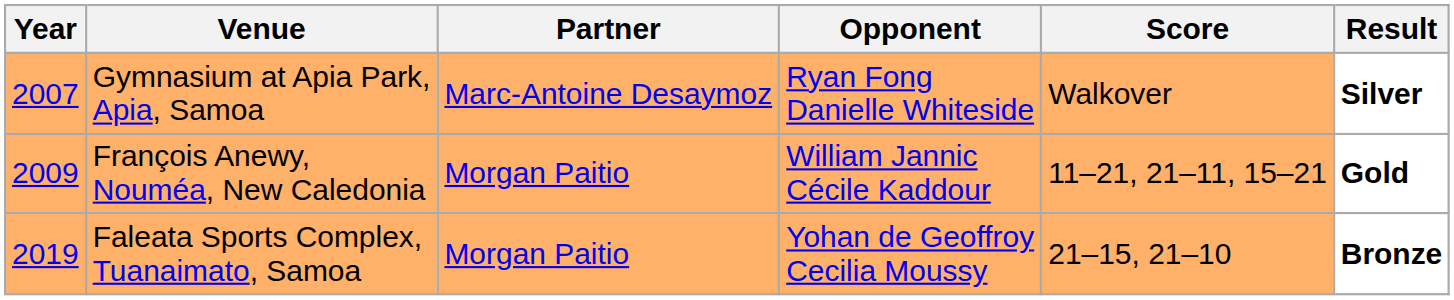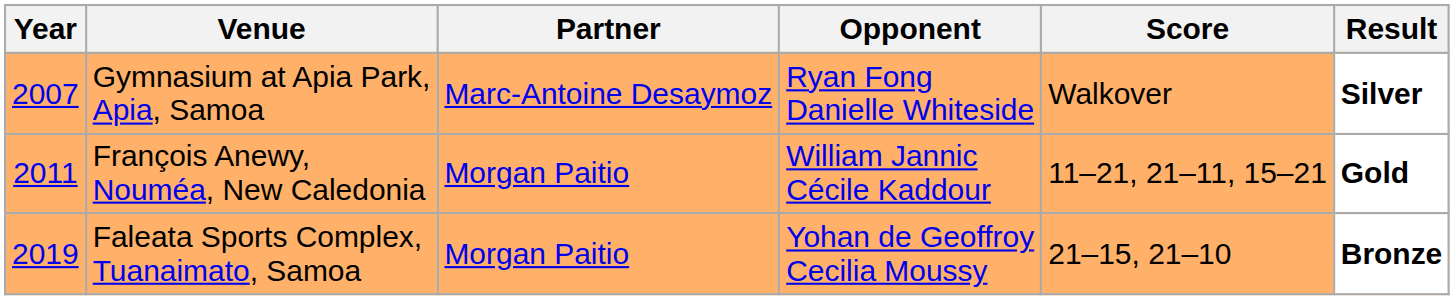(45, 174) 2009 -> (45, 174) 2011
